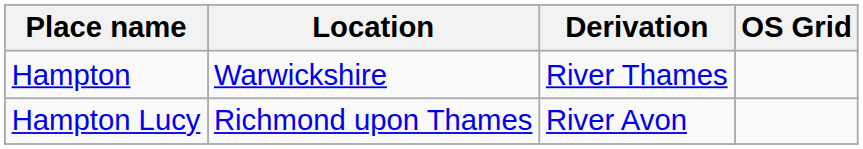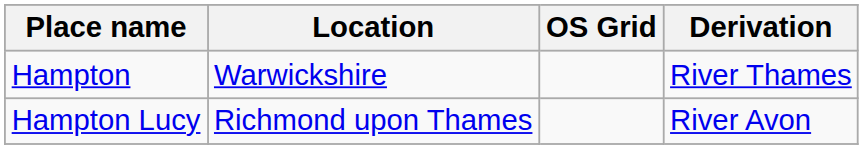columns swapped: (796, 27) <-> (637, 27)
